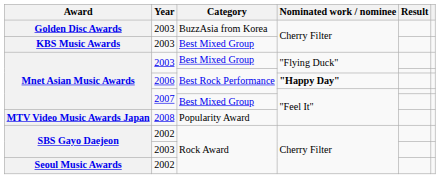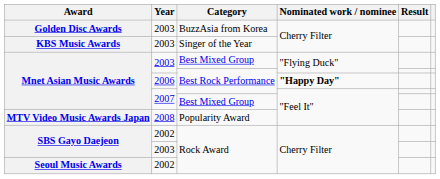(217, 44) Best Mixed Group -> (215, 44) Singer of the Year
